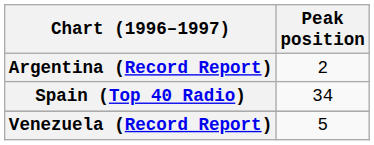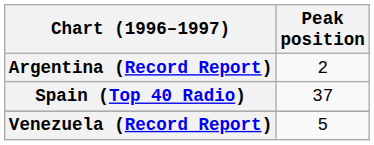(323, 96) 34 -> (323, 96) 37
